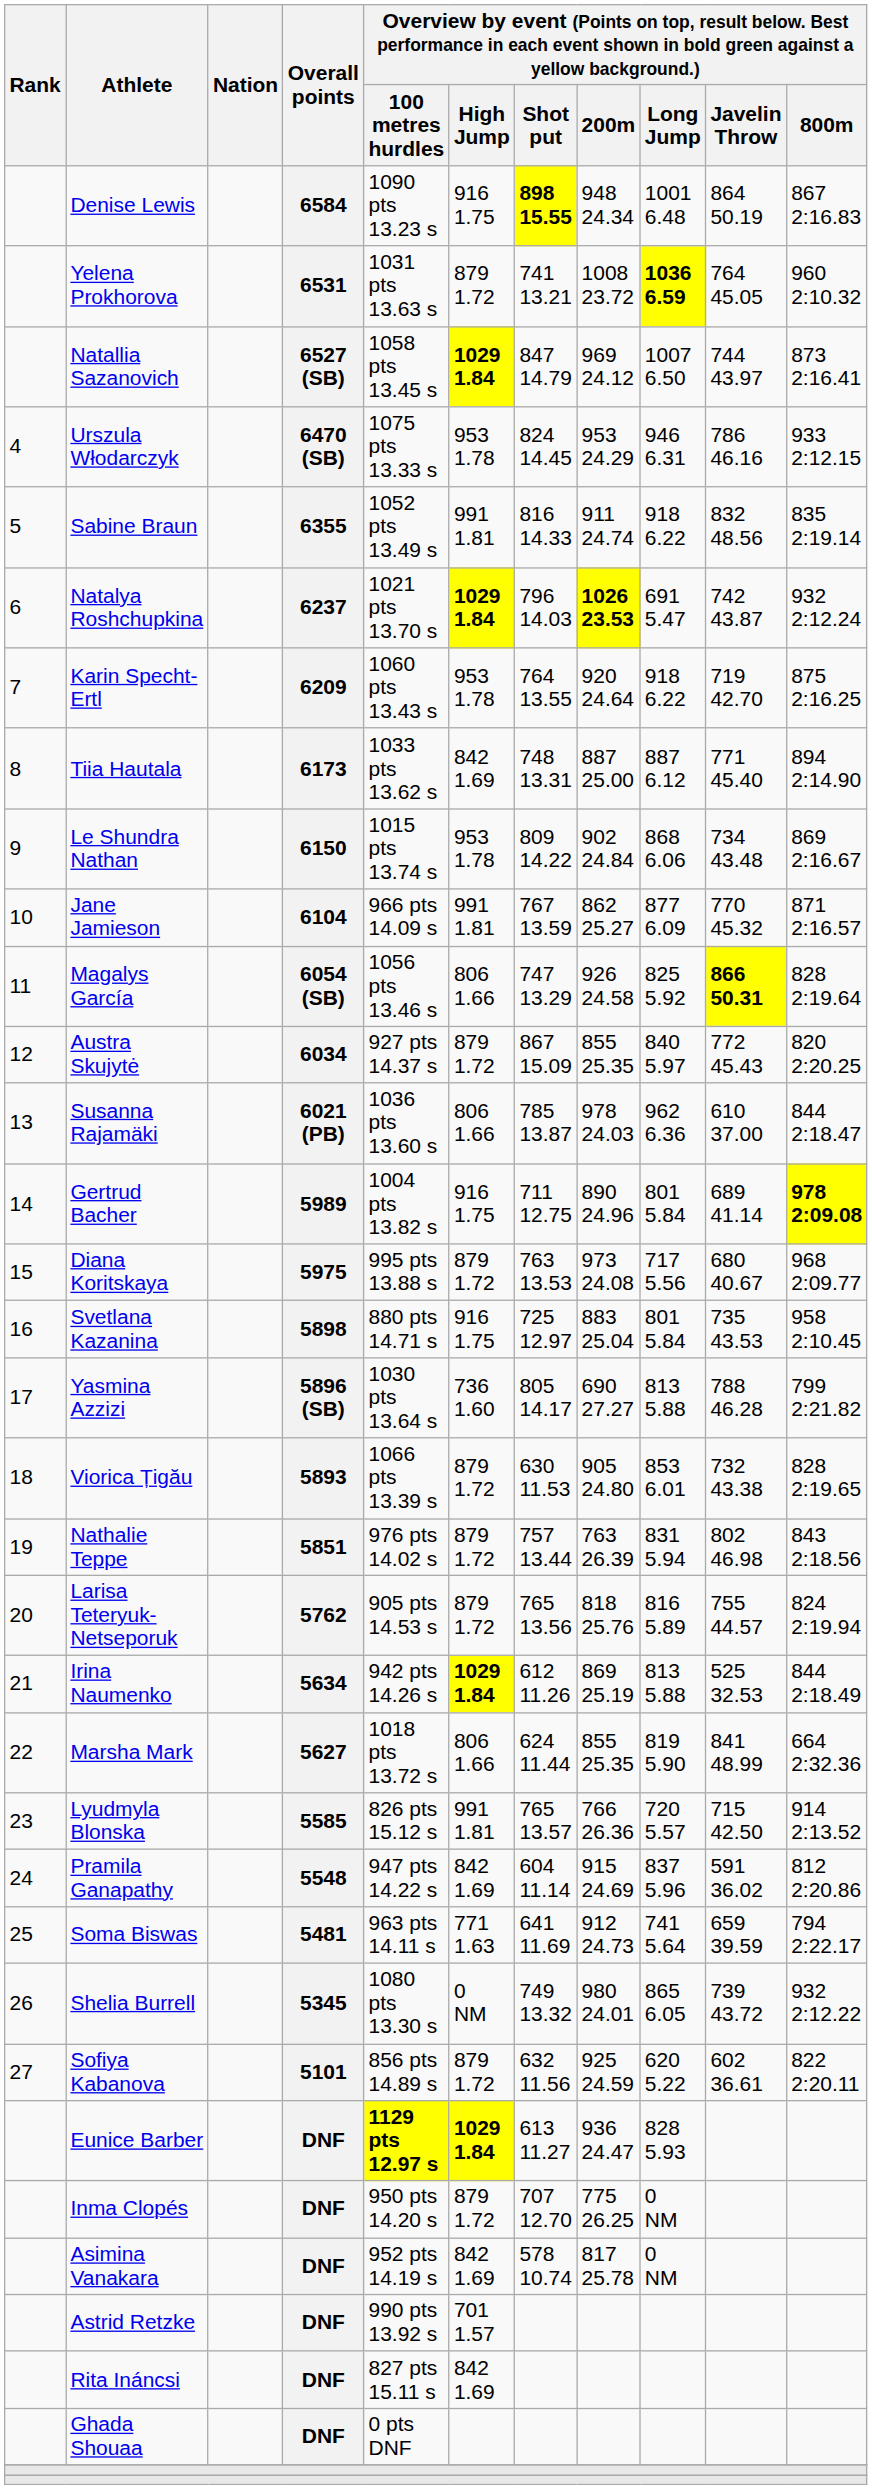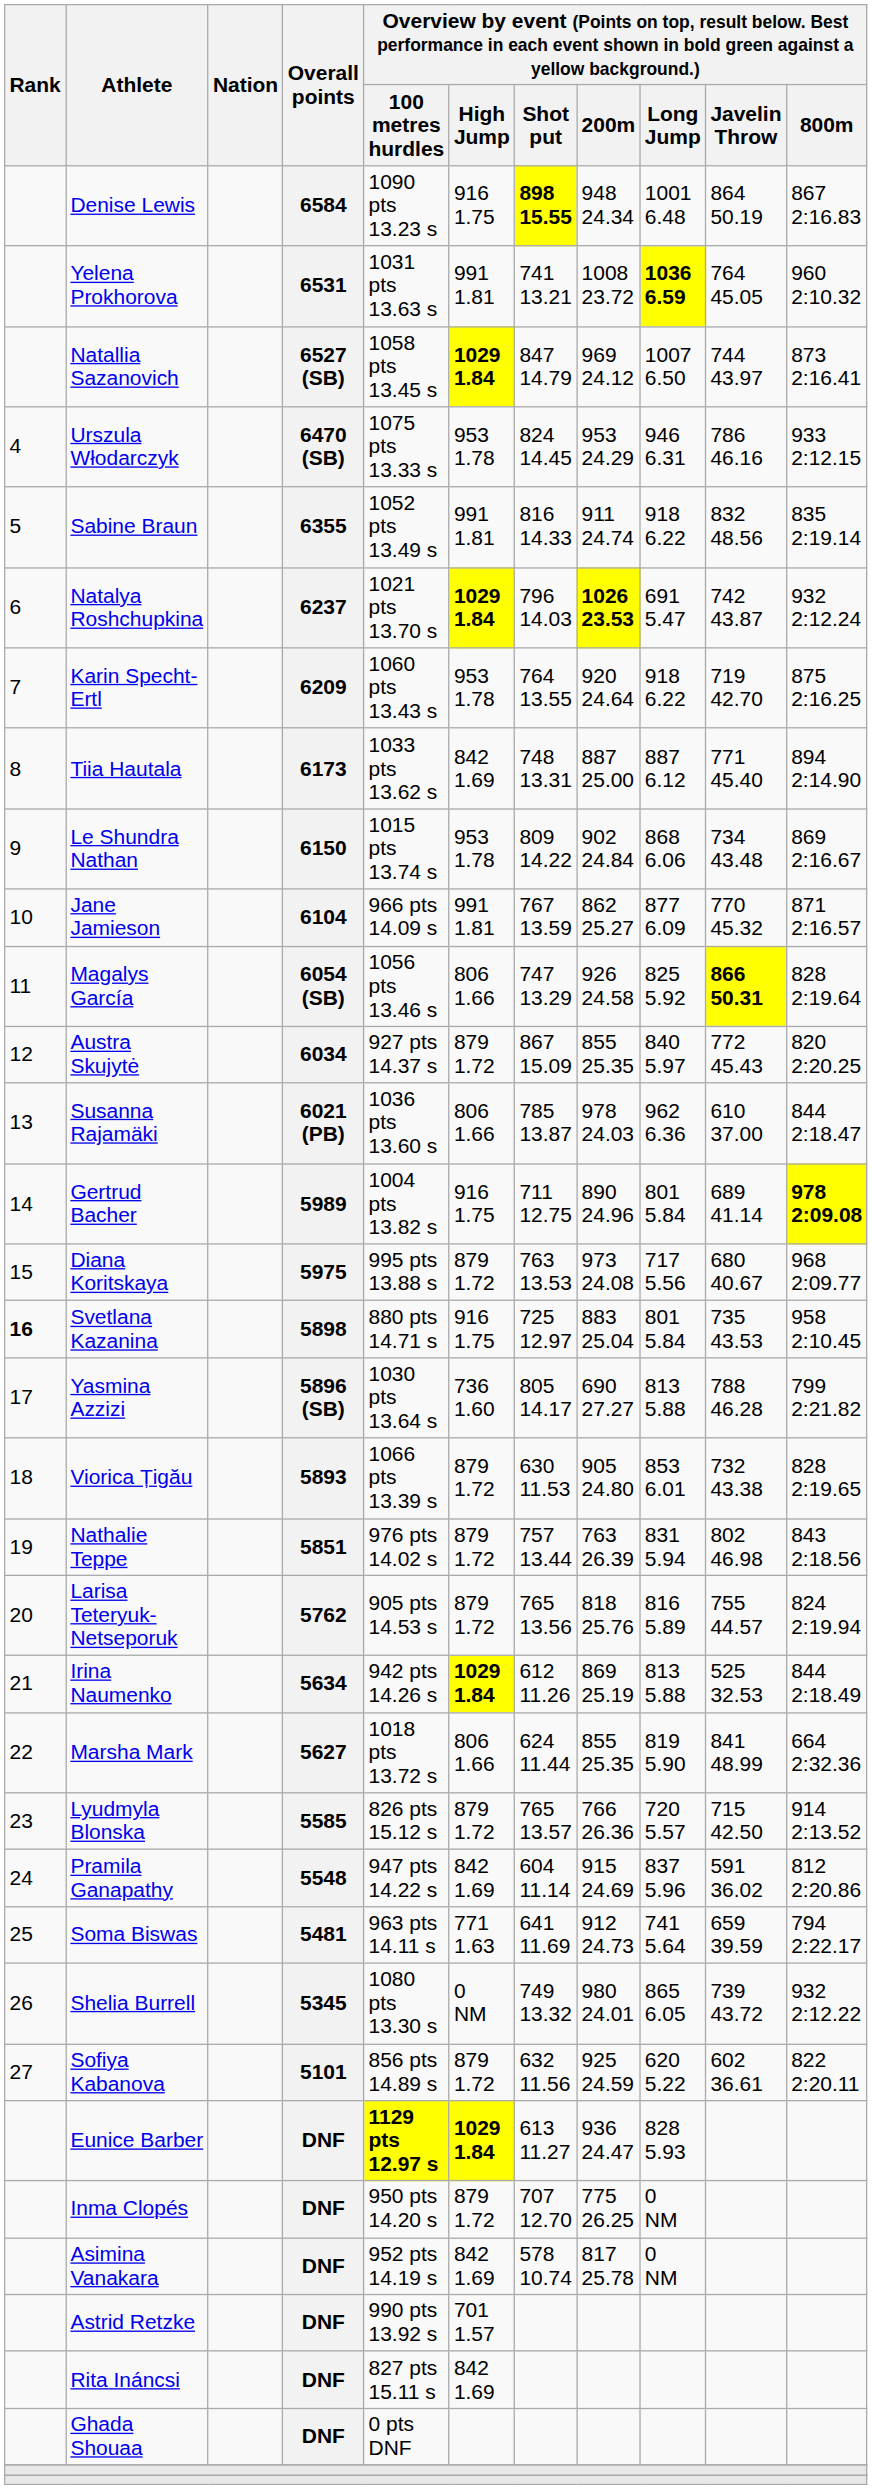(474, 285) 879 1.72 -> (474, 285) 991 1.81
(21, 1328) normal -> (21, 1328) bold
(474, 1821) 991 1.81 -> (474, 1821) 879 1.72
